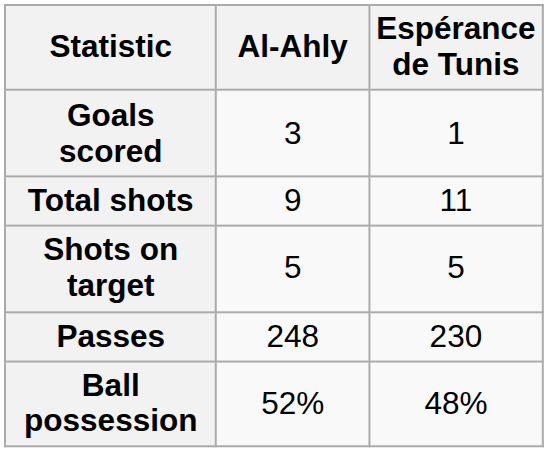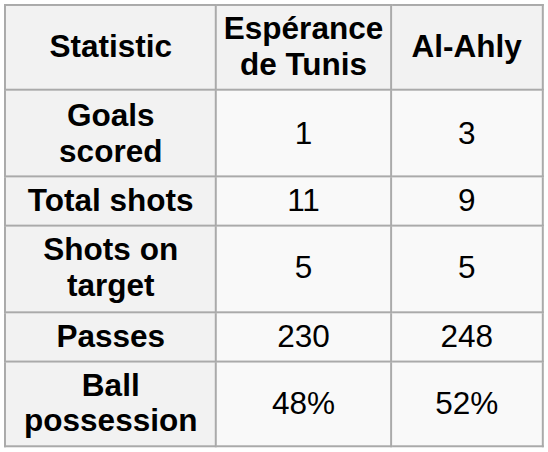columns swapped: (293, 47) <-> (456, 47)
